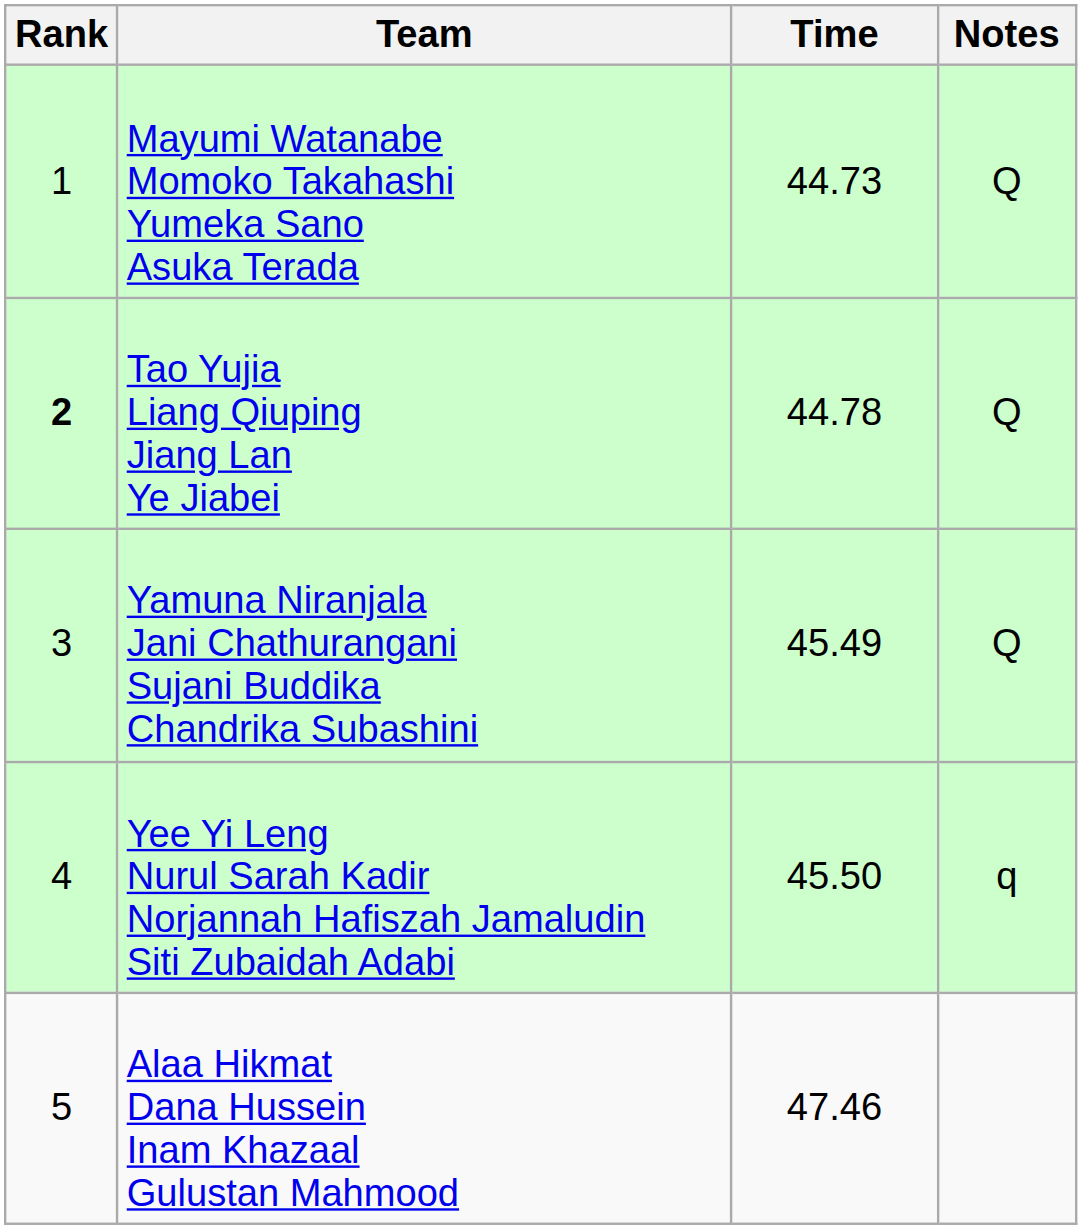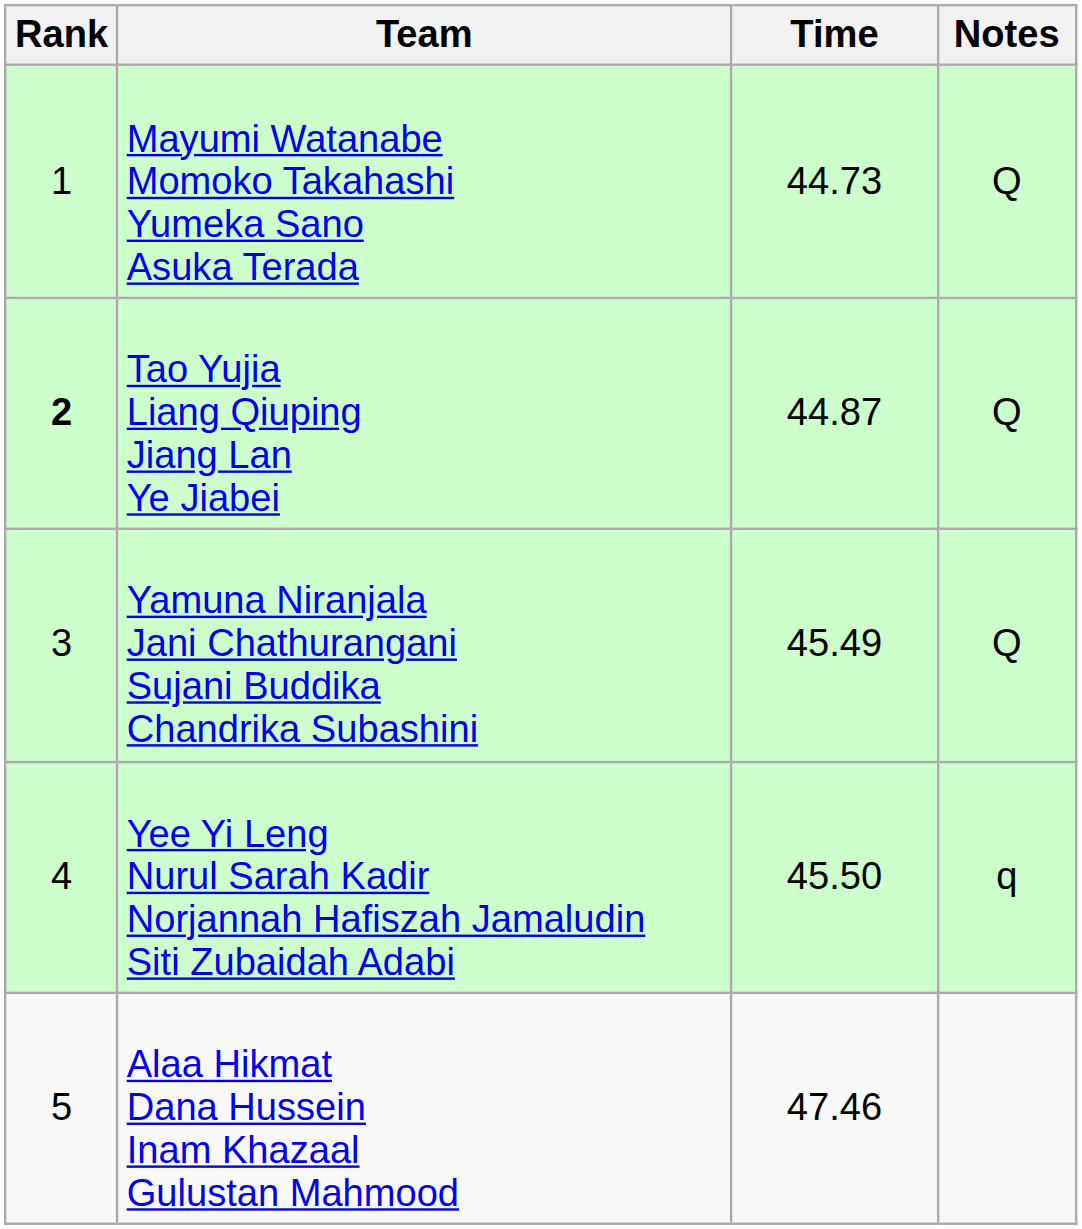(834, 412) 44.78 -> (834, 412) 44.87
